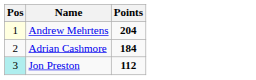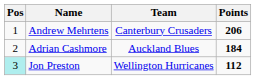+ column: (164, 13)
(15, 30) lightyellow background -> (15, 30) no background
(128, 30) 204 -> (233, 30) 206
